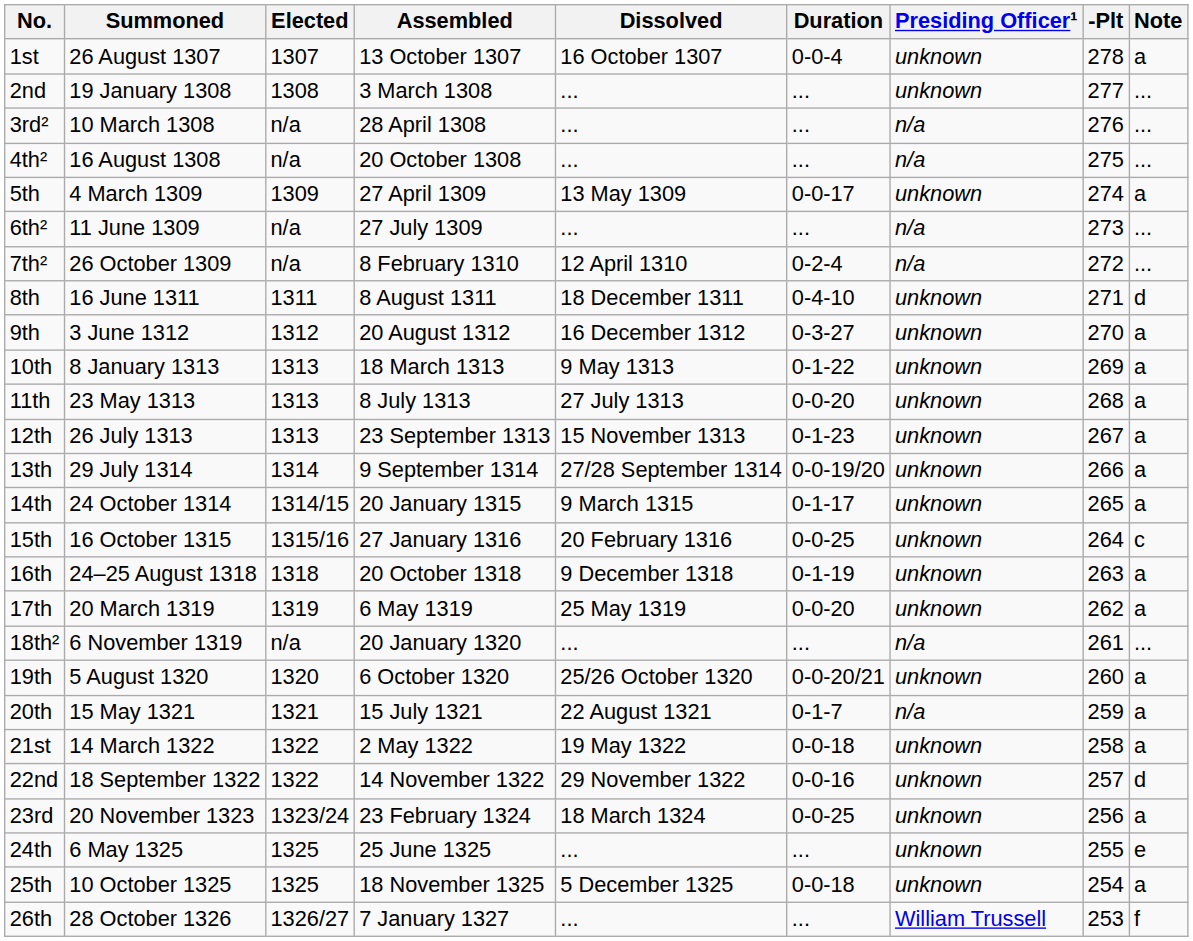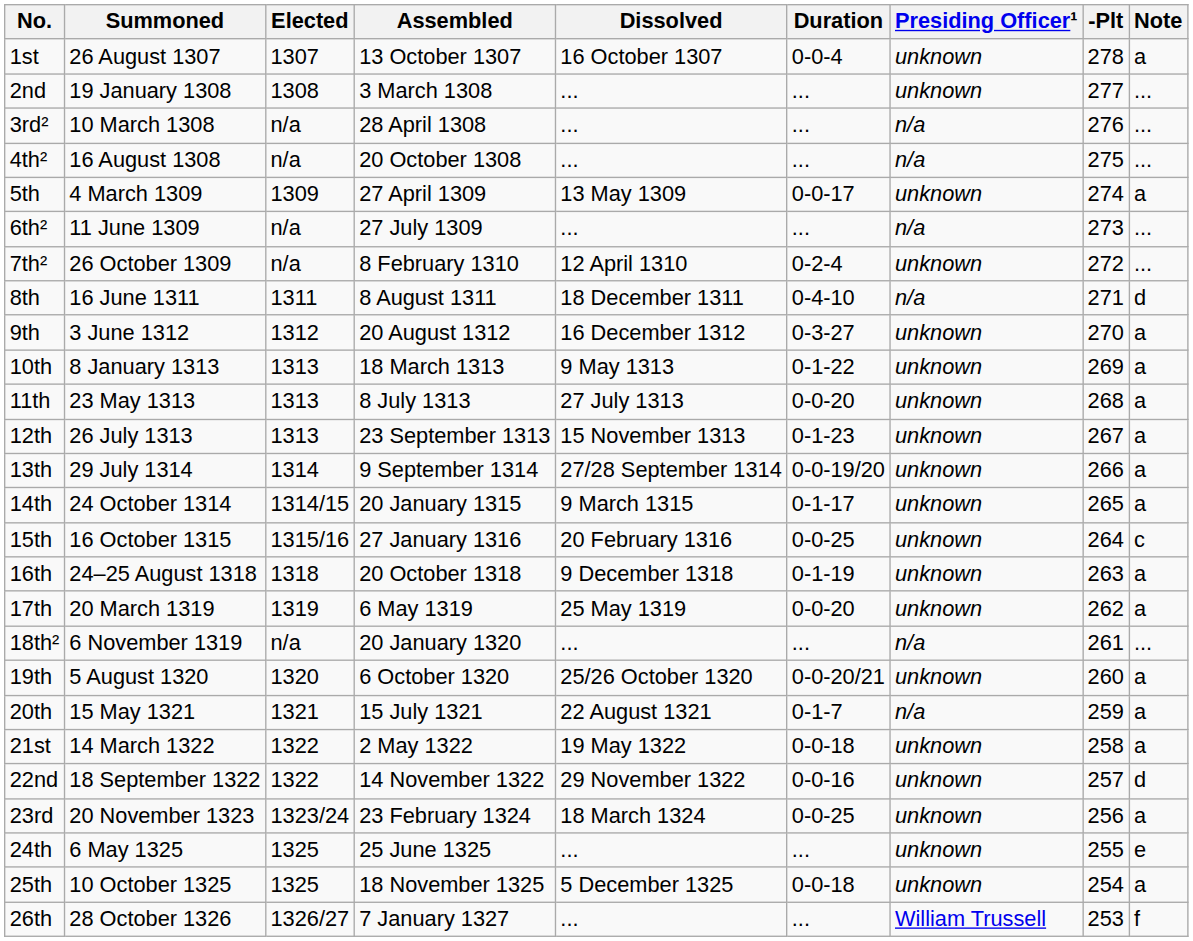(910, 263) n/a -> (939, 263) unknown
(939, 297) unknown -> (910, 297) n/a
